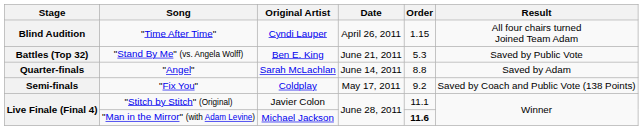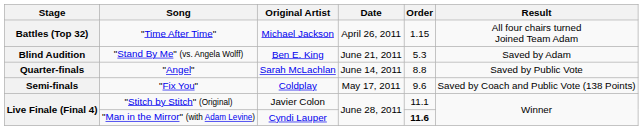(52, 33) Blind Audition -> (52, 33) Battles (Top 32)
(298, 33) Cyndi Lauper -> (298, 33) Michael Jackson
(52, 55) Battles (Top 32) -> (52, 55) Blind Audition
(537, 55) Saved by Public Vote -> (537, 55) Saved by Adam
(537, 70) Saved by Adam -> (537, 70) Saved by Public Vote
(420, 86) 9.2 -> (420, 86) 9.6
(298, 118) Michael Jackson -> (298, 118) Cyndi Lauper
